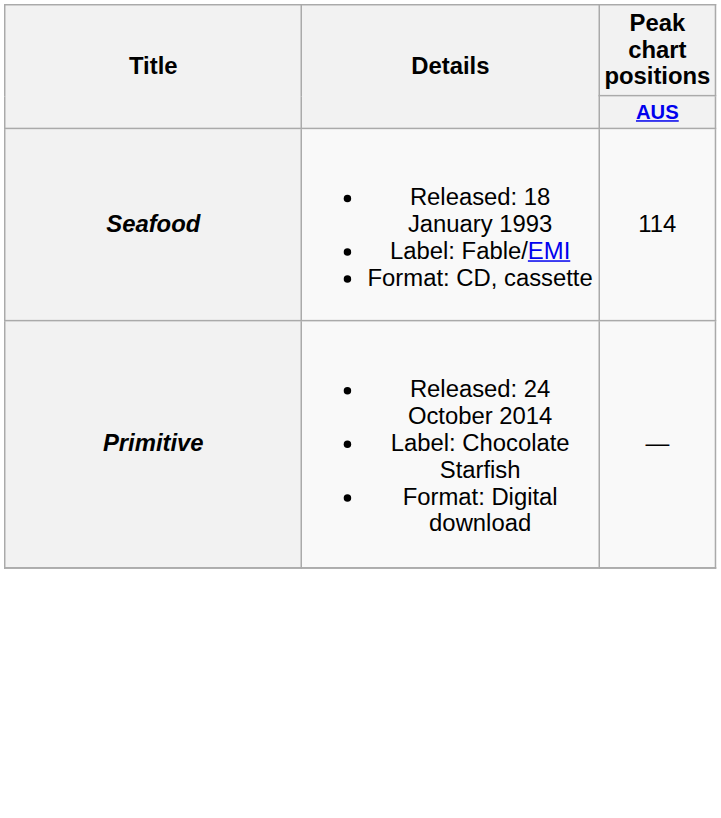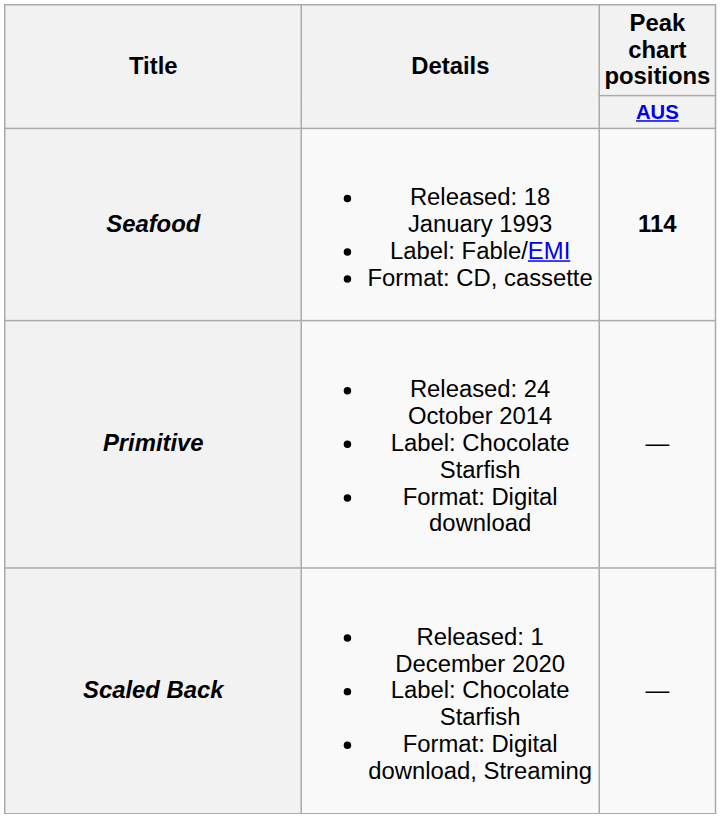(657, 224) normal -> (657, 224) bold
+ row: (153, 690)
